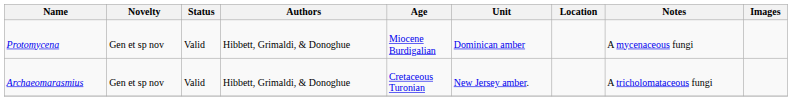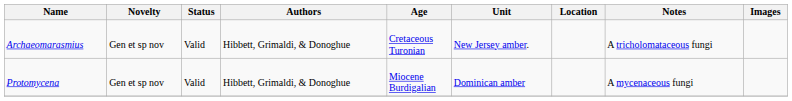rows swapped: (45, 82) <-> (33, 44)
